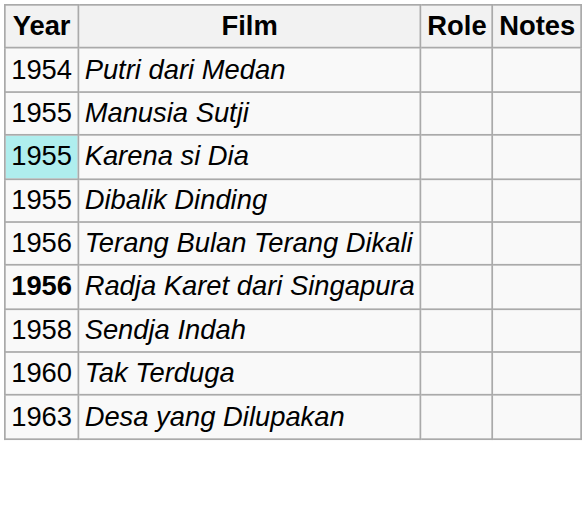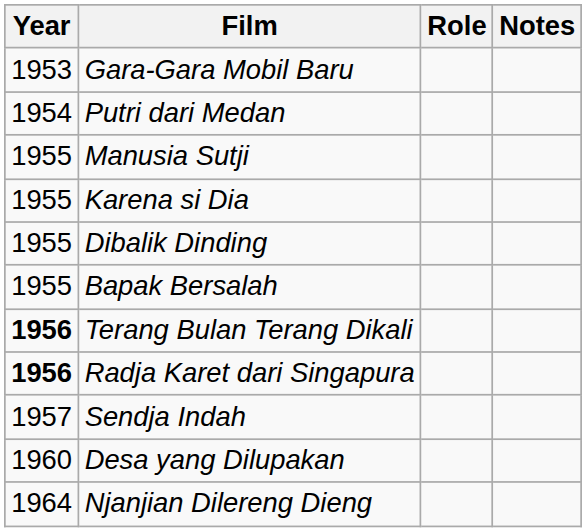+ row: (219, 69)
(42, 156) paleturquoise background -> (42, 199) no background
+ row: (181, 286)
(42, 243) normal -> (42, 329) bold
(42, 329) 1958 -> (42, 416) 1957
- row: (160, 373)
(42, 416) 1963 -> (42, 460) 1960
+ row: (228, 503)
